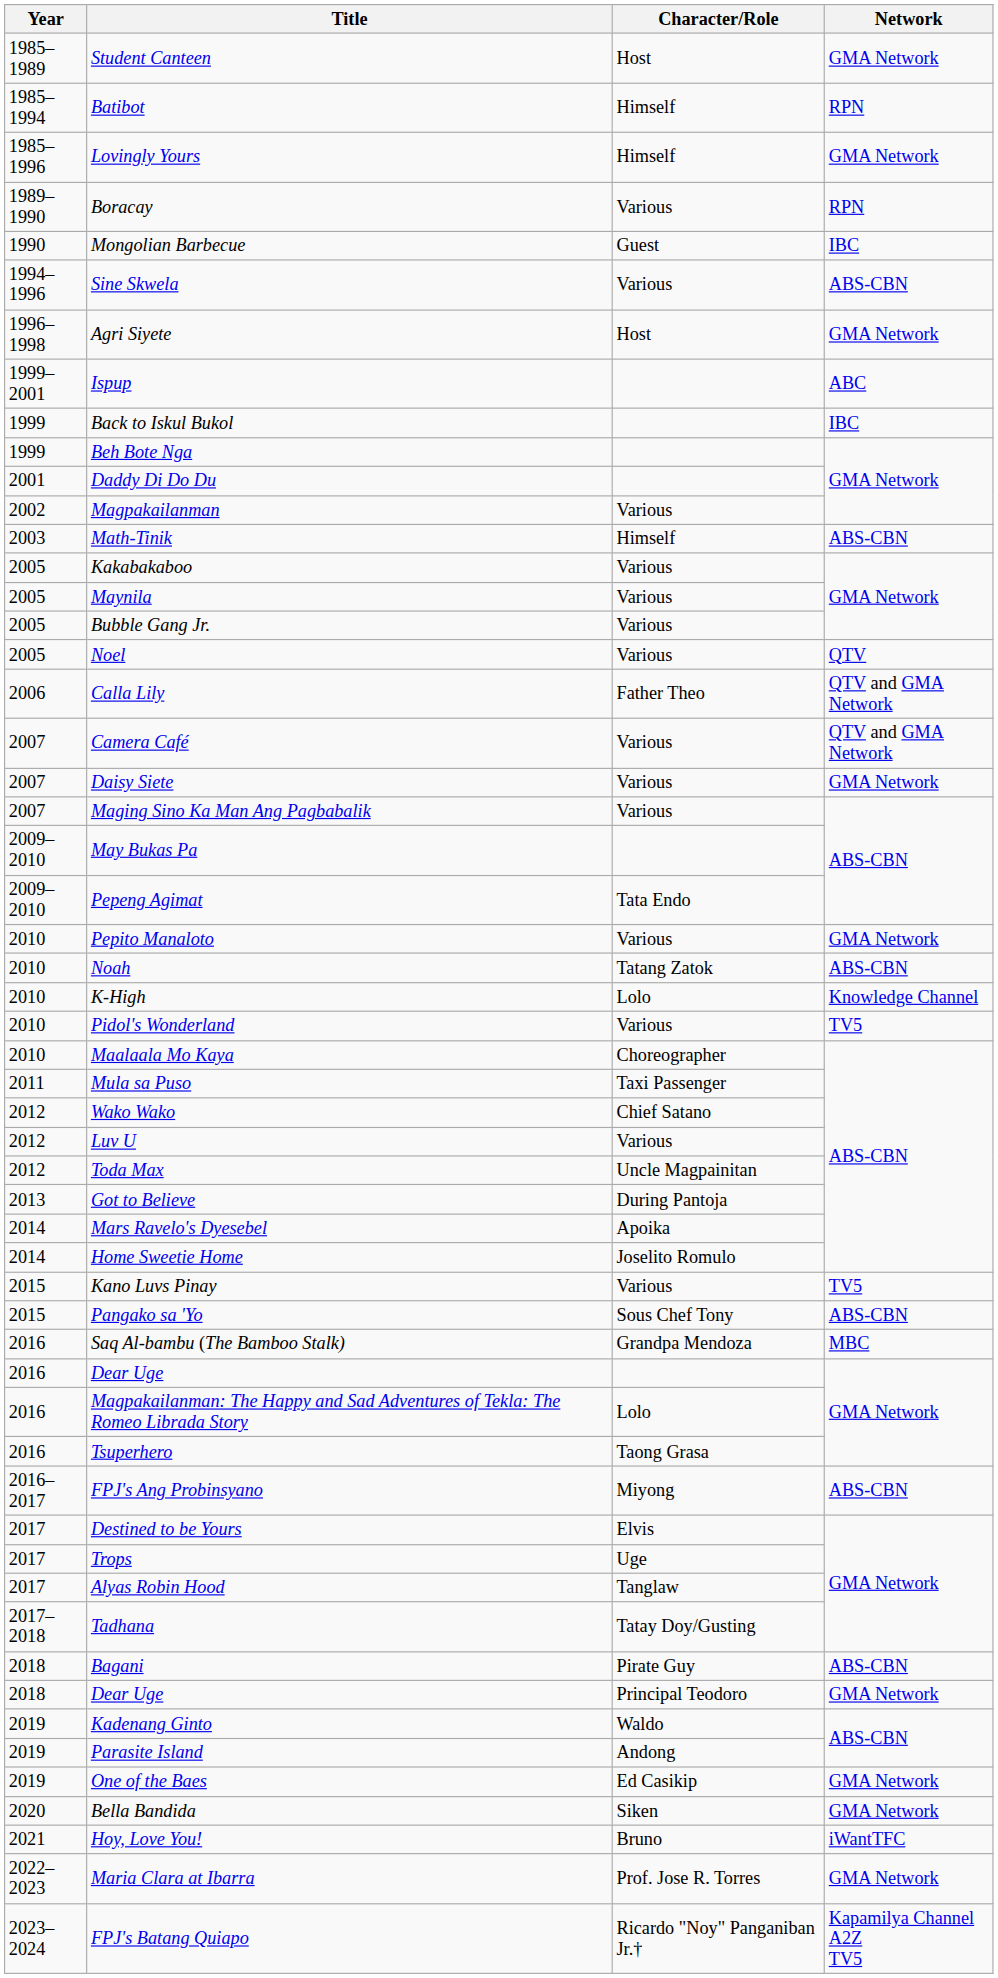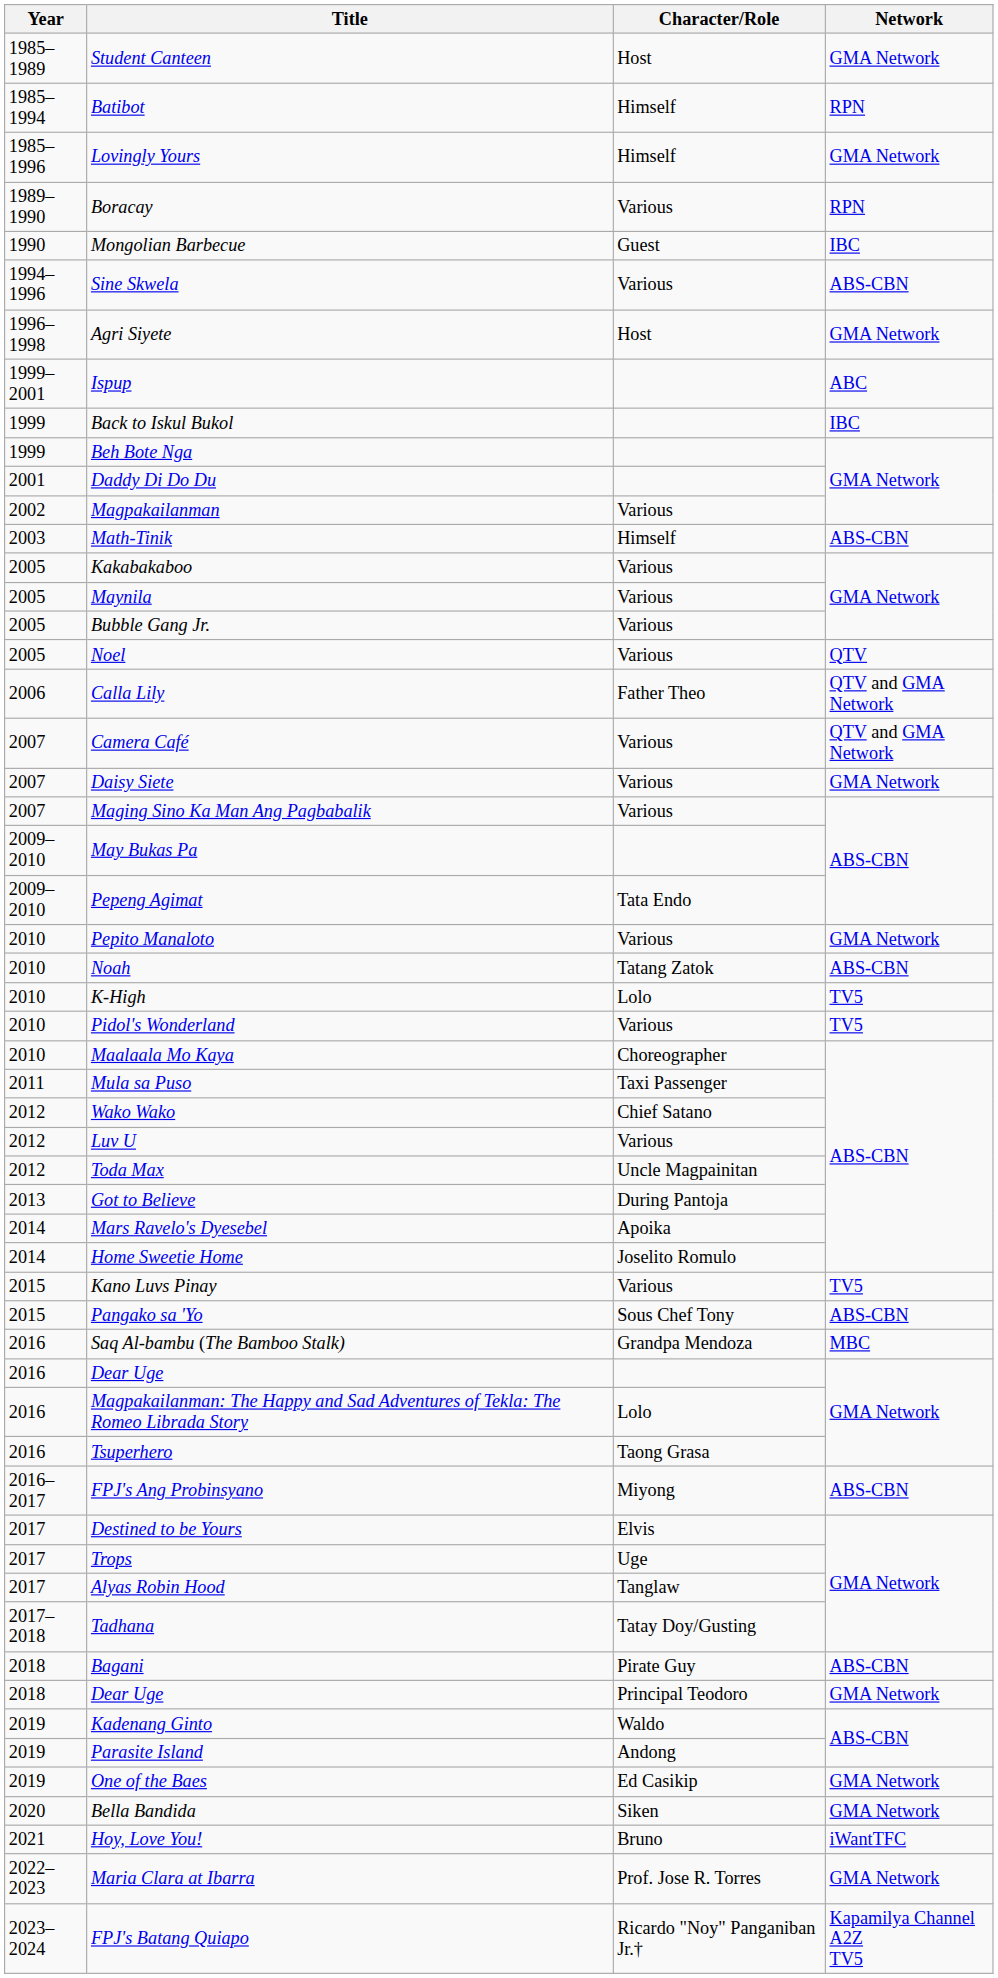(903, 996) Knowledge Channel -> (846, 996) TV5
